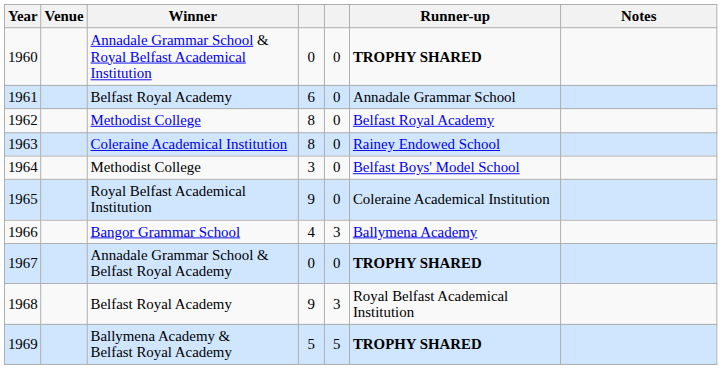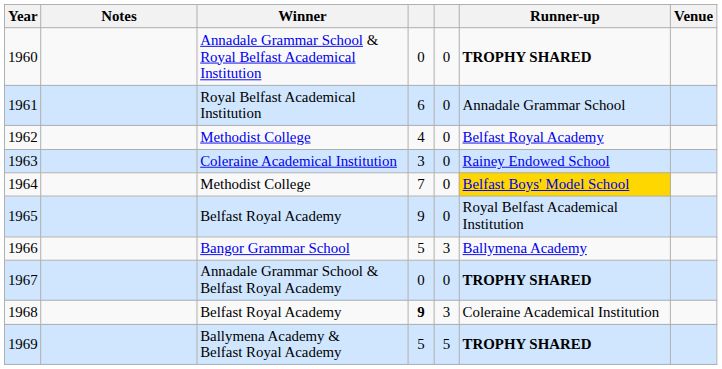columns swapped: (64, 16) <-> (639, 16)
(161, 96) Belfast Royal Academy -> (278, 105) Royal Belfast Academical Institution
(311, 120) 8 -> (421, 137) 4
(311, 144) 8 -> (421, 160) 3
(311, 167) 3 -> (421, 184) 7
(436, 167) no background -> (546, 184) gold background
(168, 199) Royal Belfast Academical Institution -> (271, 216) Belfast Royal Academy
(451, 199) Coleraine Academical Institution -> (540, 216) Royal Belfast Academical Institution
(311, 231) 4 -> (421, 248) 5
(311, 304) normal -> (421, 312) bold
(431, 304) Royal Belfast Academical Institution -> (561, 312) Coleraine Academical Institution
